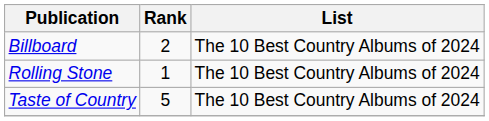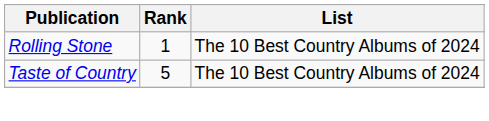- row: (42, 45)
